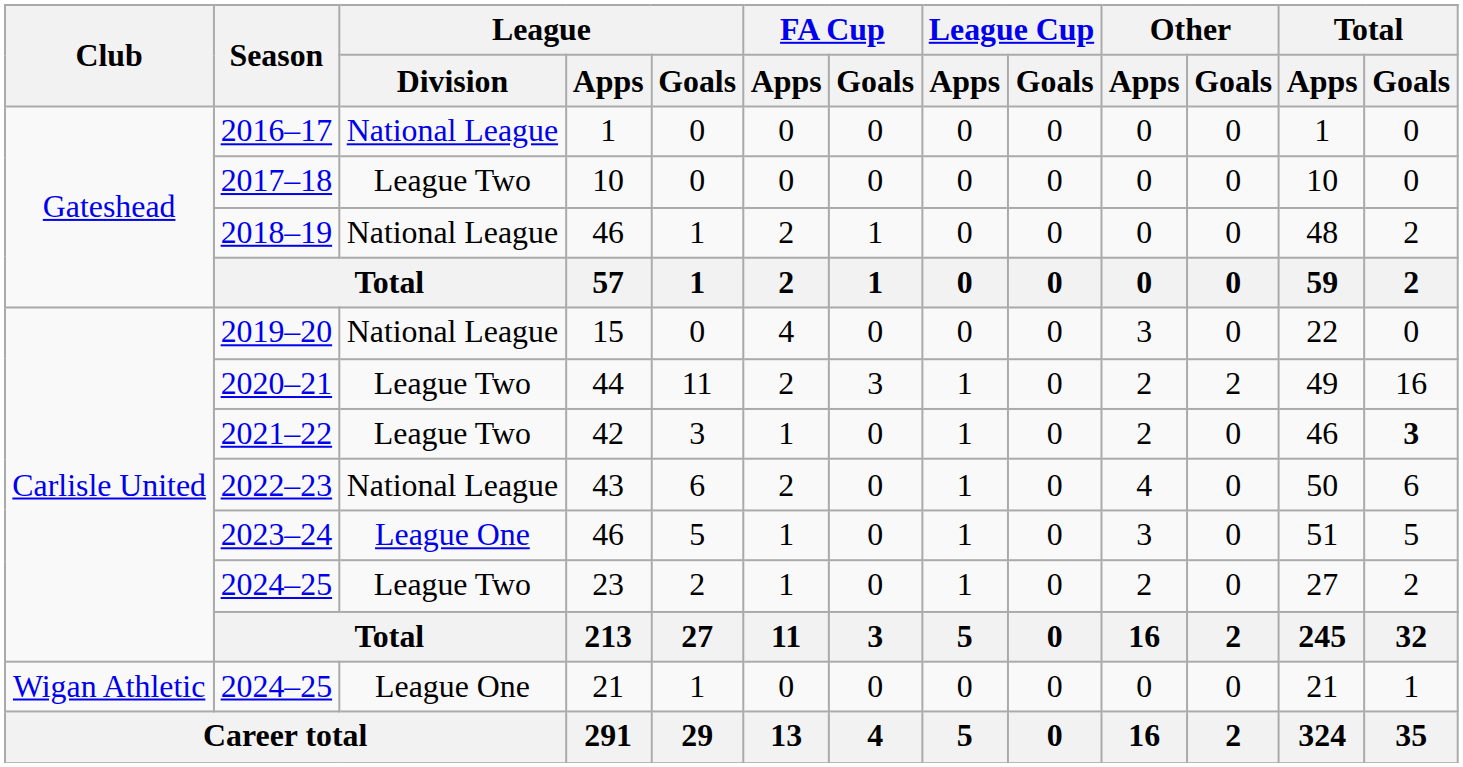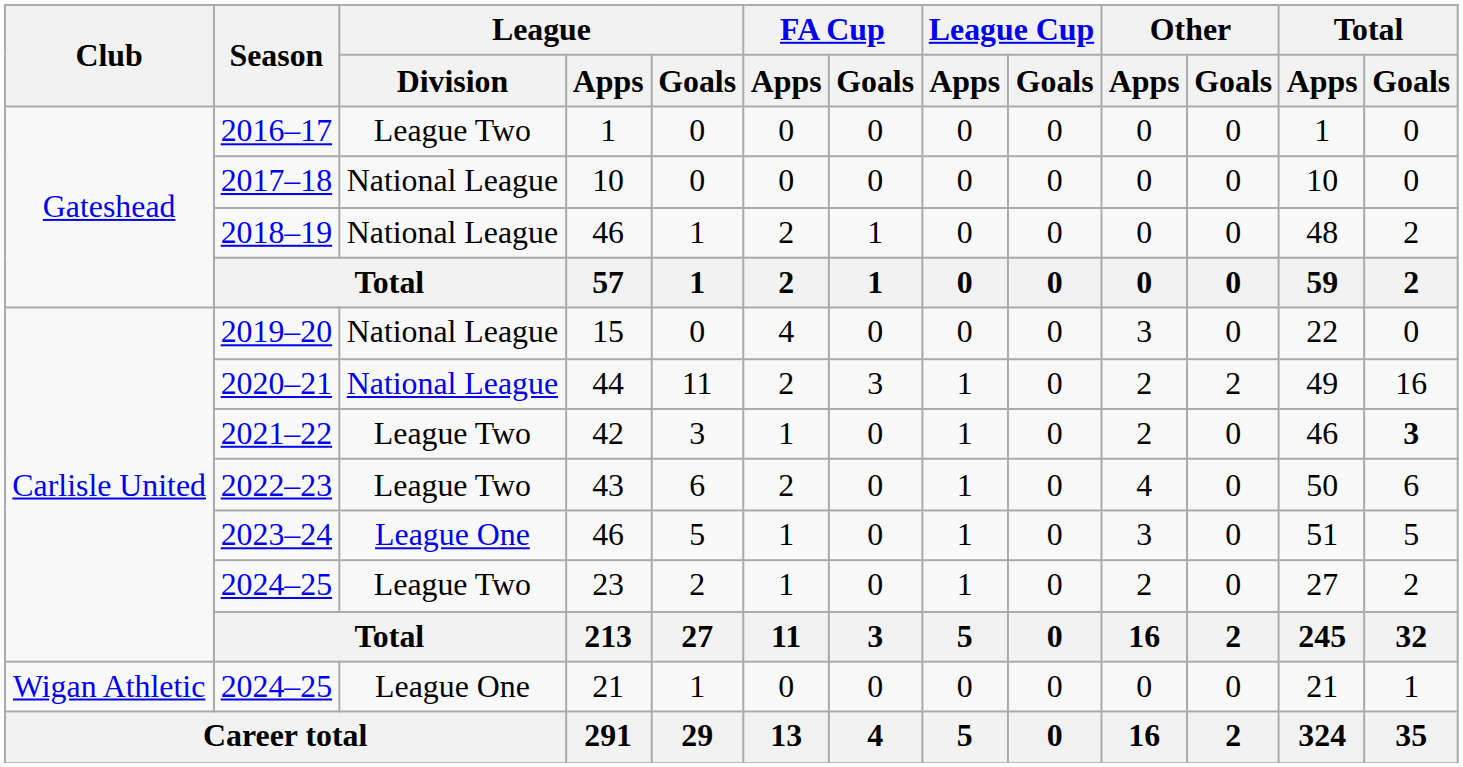(452, 130) National League -> (452, 130) League Two
(452, 181) League Two -> (452, 181) National League
(452, 383) League Two -> (452, 383) National League
(452, 484) National League -> (452, 484) League Two
